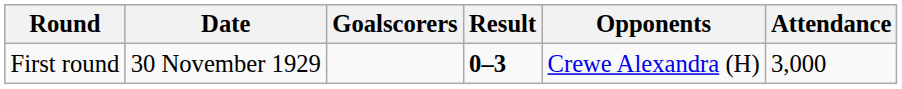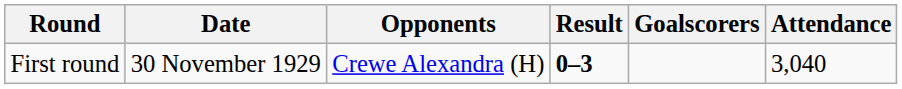columns swapped: (654, 24) <-> (395, 24)
(799, 63) 3,000 -> (799, 63) 3,040
